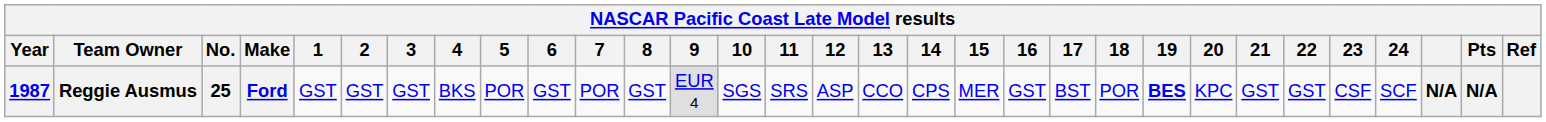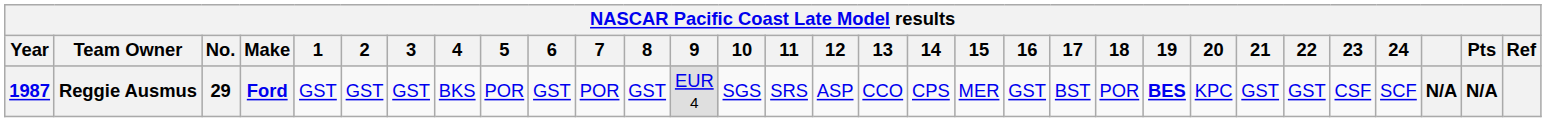(221, 91) 25 -> (221, 91) 29
